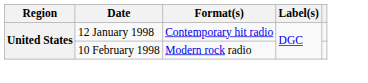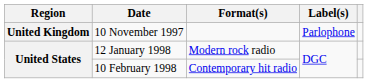+ row: (139, 31)
(219, 31) Contemporary hit radio -> (232, 50) Modern rock radio
(208, 50) Modern rock radio -> (243, 68) Contemporary hit radio
